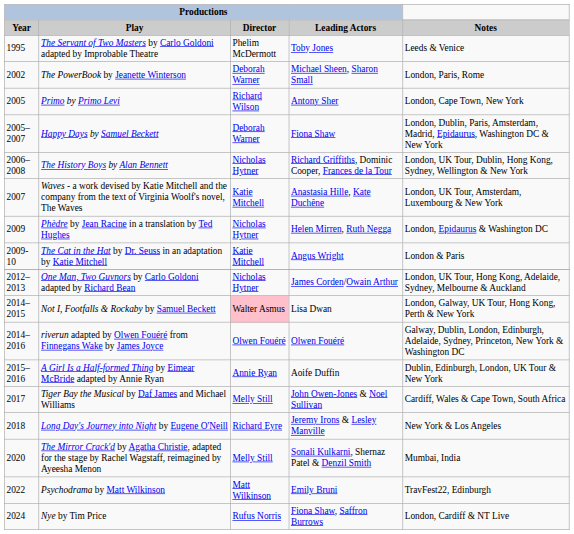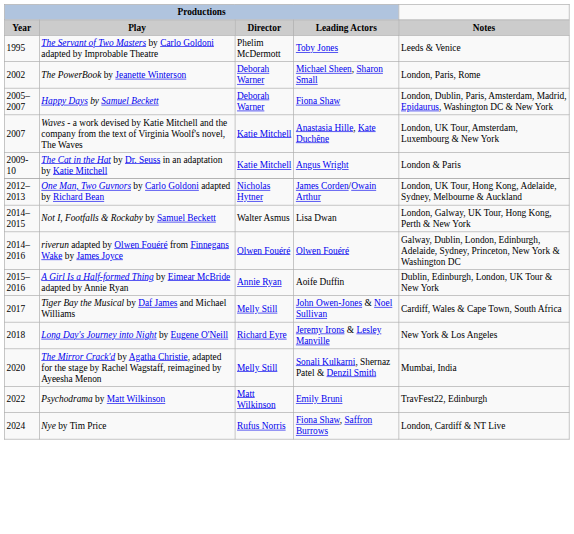- row: (80, 101)
- row: (105, 166)
- row: (127, 230)
(259, 309) pink background -> (263, 218) no background
